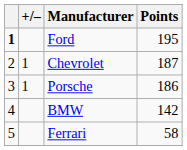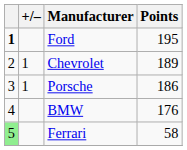(168, 63) 187 -> (168, 63) 189
(168, 110) 142 -> (168, 110) 176
(11, 134) no background -> (11, 134) lightgreen background
